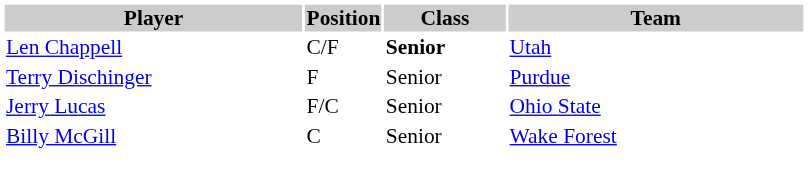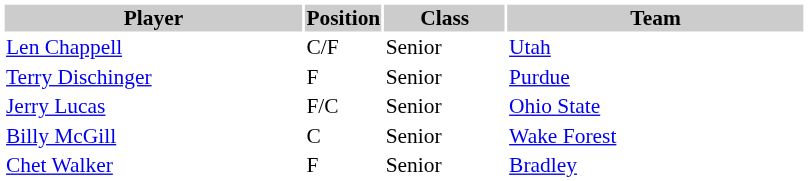(416, 47) bold -> (414, 47) normal
+ row: (59, 165)
